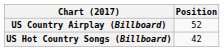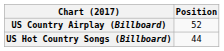(196, 39) 42 -> (196, 39) 44
